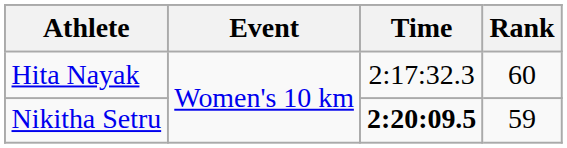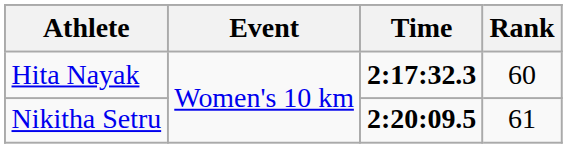(422, 74) normal -> (422, 74) bold
(522, 120) 59 -> (522, 120) 61
